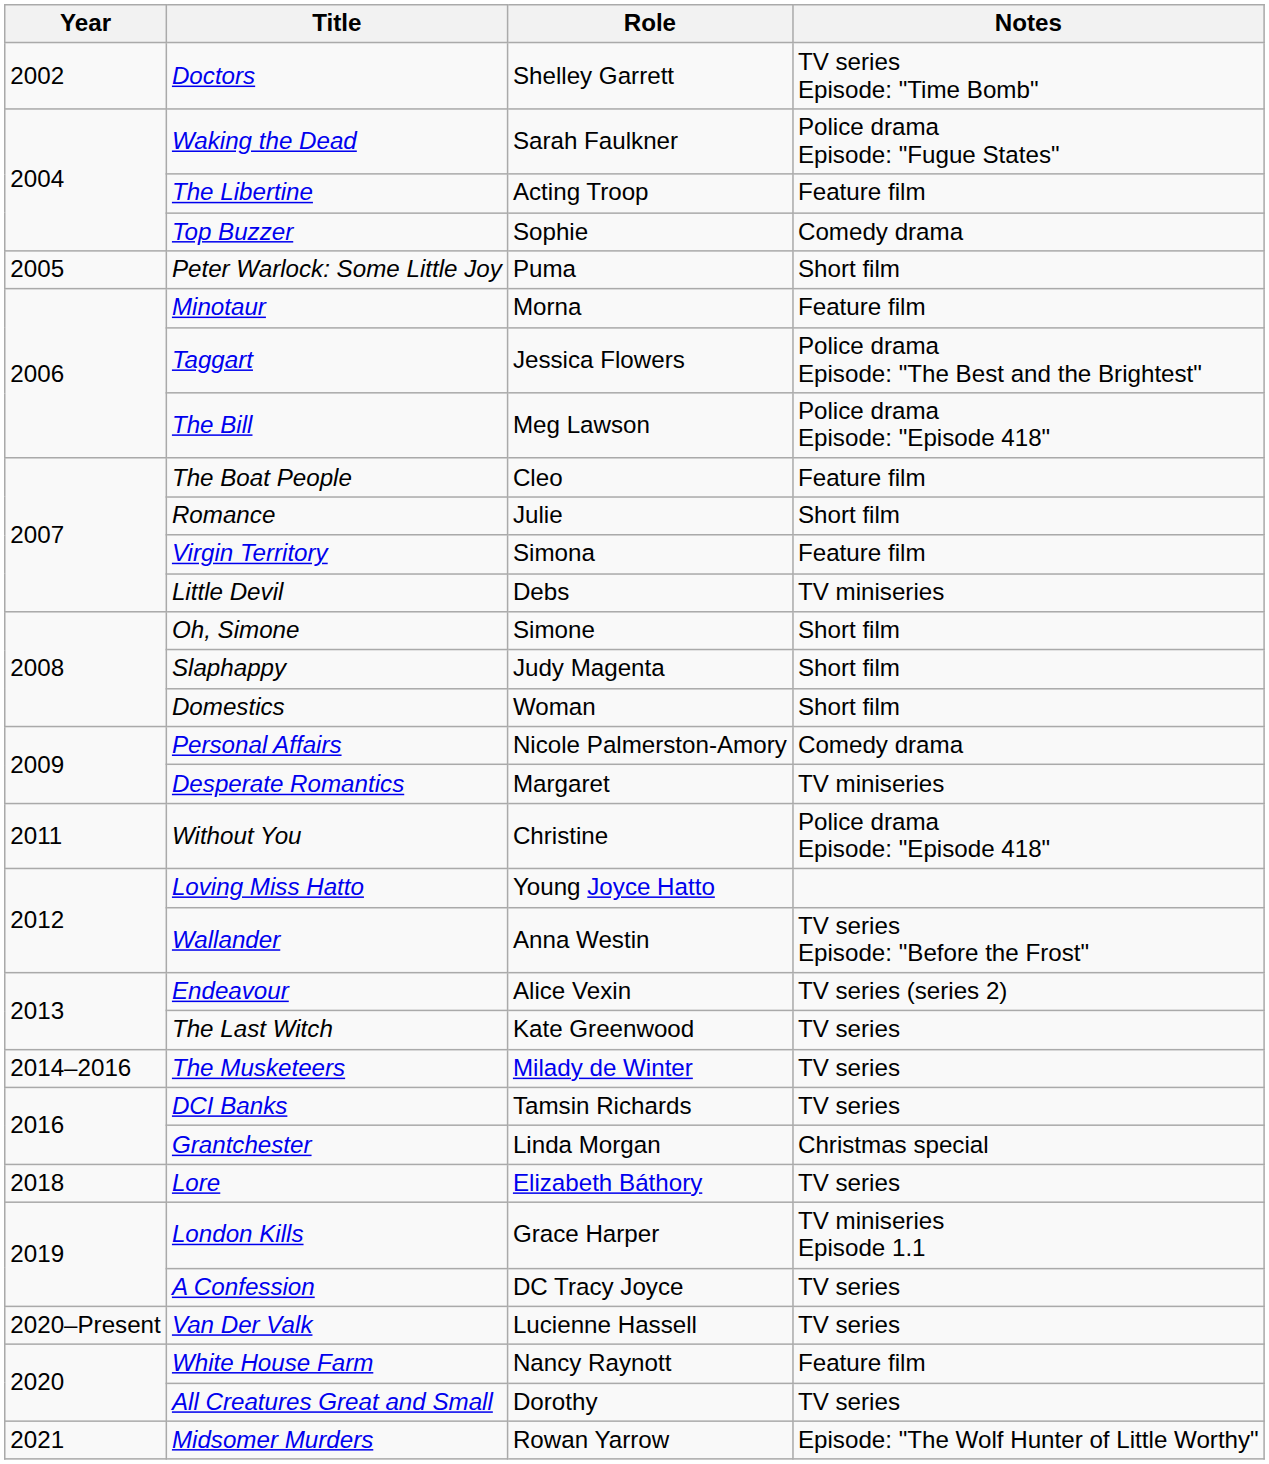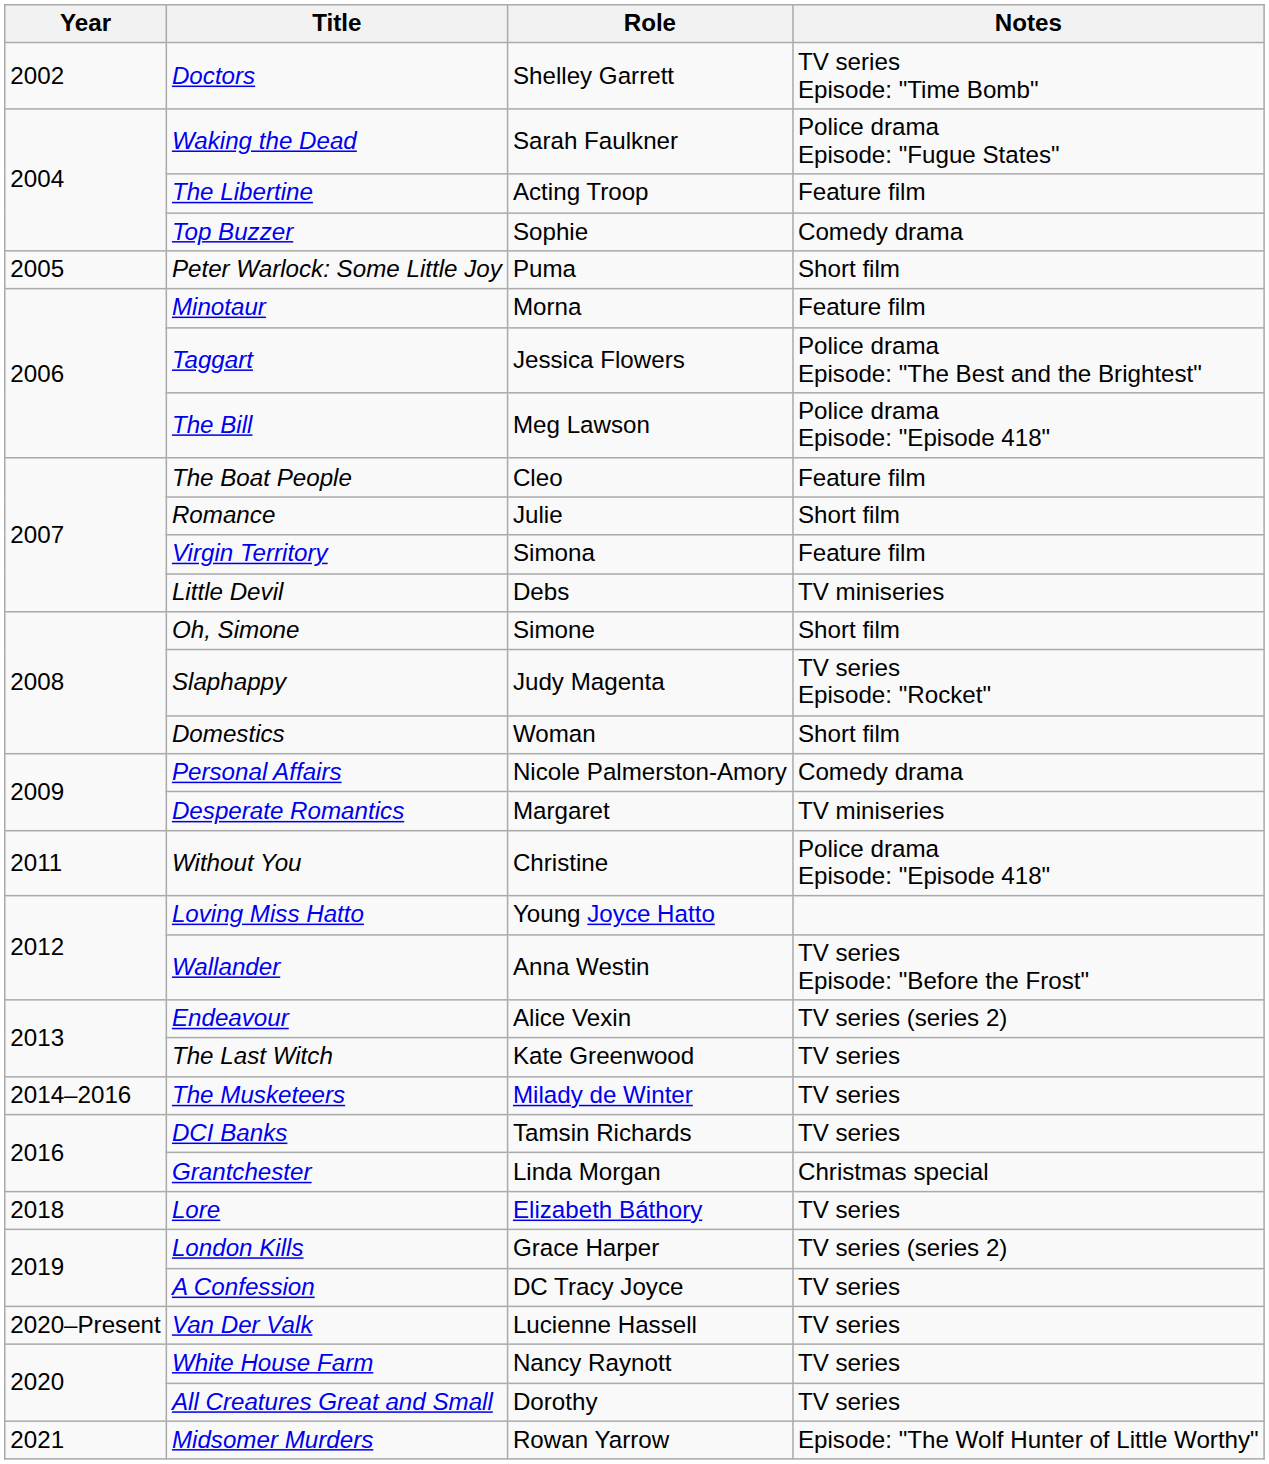(849, 668) Short film -> (894, 682) TV series Episode: "Rocket"
(871, 1234) TV miniseries Episode 1.1 -> (903, 1248) TV series (series 2)
(862, 1363) Feature film -> (849, 1363) TV series
